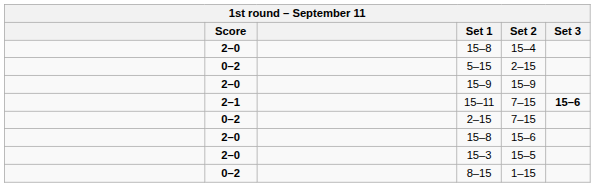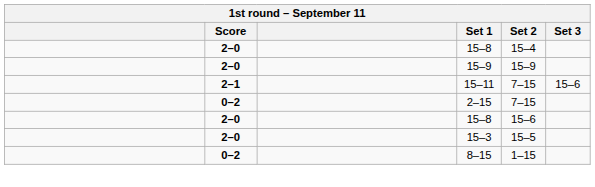- row: (231, 67)
(568, 102) bold -> (568, 85) normal
